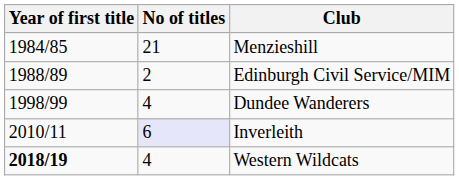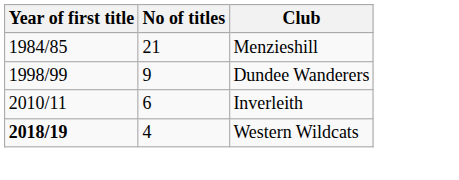- row: (342, 75)
(147, 103) 4 -> (147, 75) 9
(147, 132) lavender background -> (147, 103) no background
